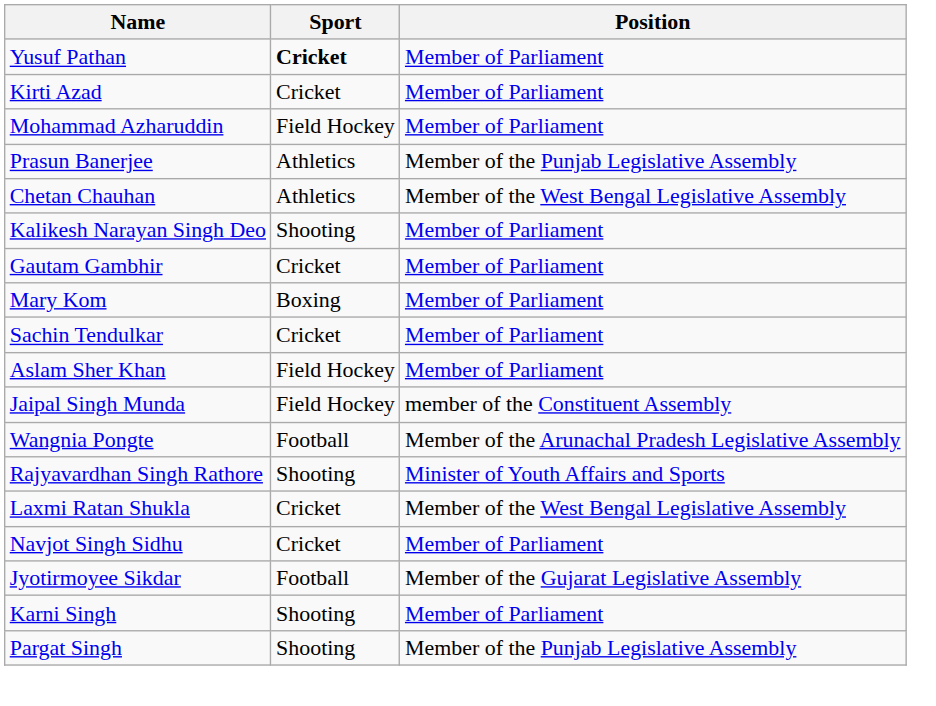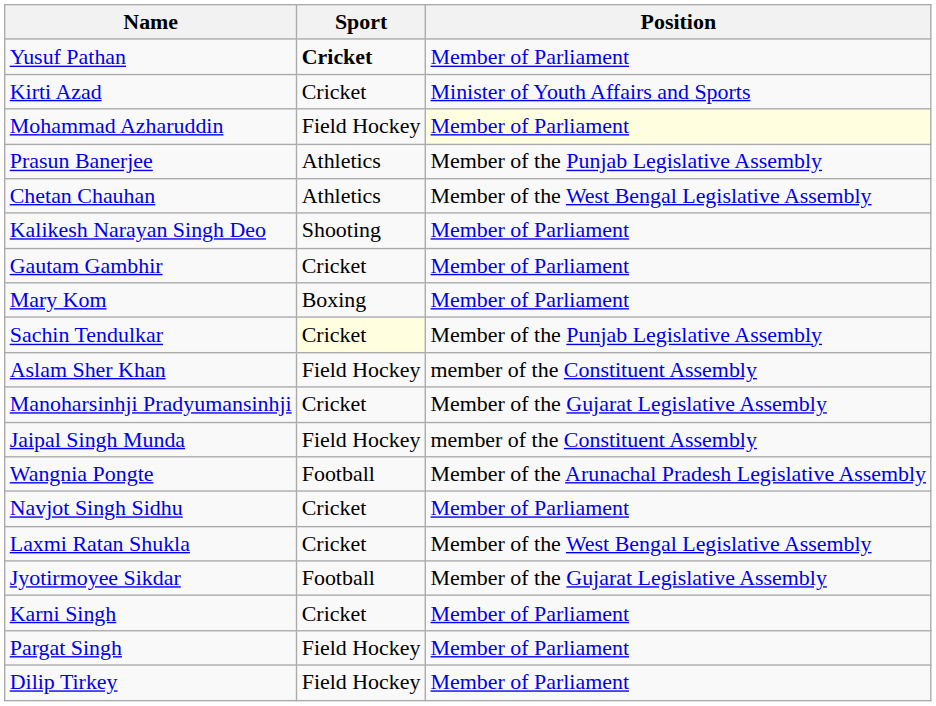(504, 91) Member of Parliament -> (591, 91) Minister of Youth Affairs and Sports
(504, 126) no background -> (530, 126) lightyellow background
(308, 334) no background -> (334, 334) lightyellow background
(504, 334) Member of Parliament -> (626, 334) Member of the Punjab Legislative Assembly
(504, 369) Member of Parliament -> (594, 369) member of the Constituent Assembly
+ row: (151, 404)
- row: (136, 473)
rows swapped: (100, 508) <-> (96, 543)
(316, 612) Shooting -> (334, 612) Cricket
(316, 647) Shooting -> (361, 647) Field Hockey
(601, 647) Member of the Punjab Legislative Assembly -> (530, 647) Member of Parliament
+ row: (64, 682)
